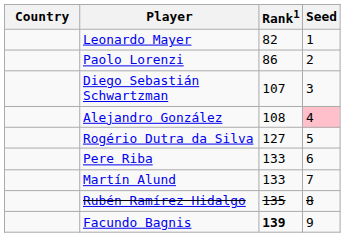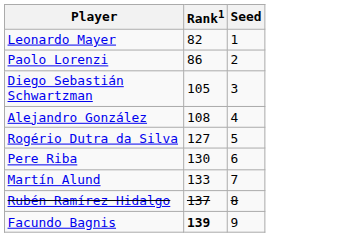- column: (42, 17)
(274, 89) 107 -> (199, 89) 105
(310, 117) pink background -> (234, 117) no background
(274, 159) 133 -> (199, 159) 130
(274, 201) 135 -> (199, 201) 137
